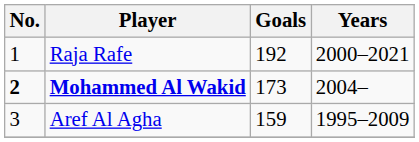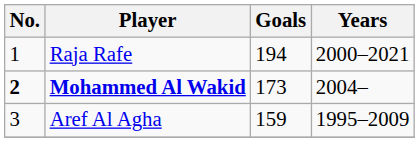(271, 53) 192 -> (271, 53) 194
